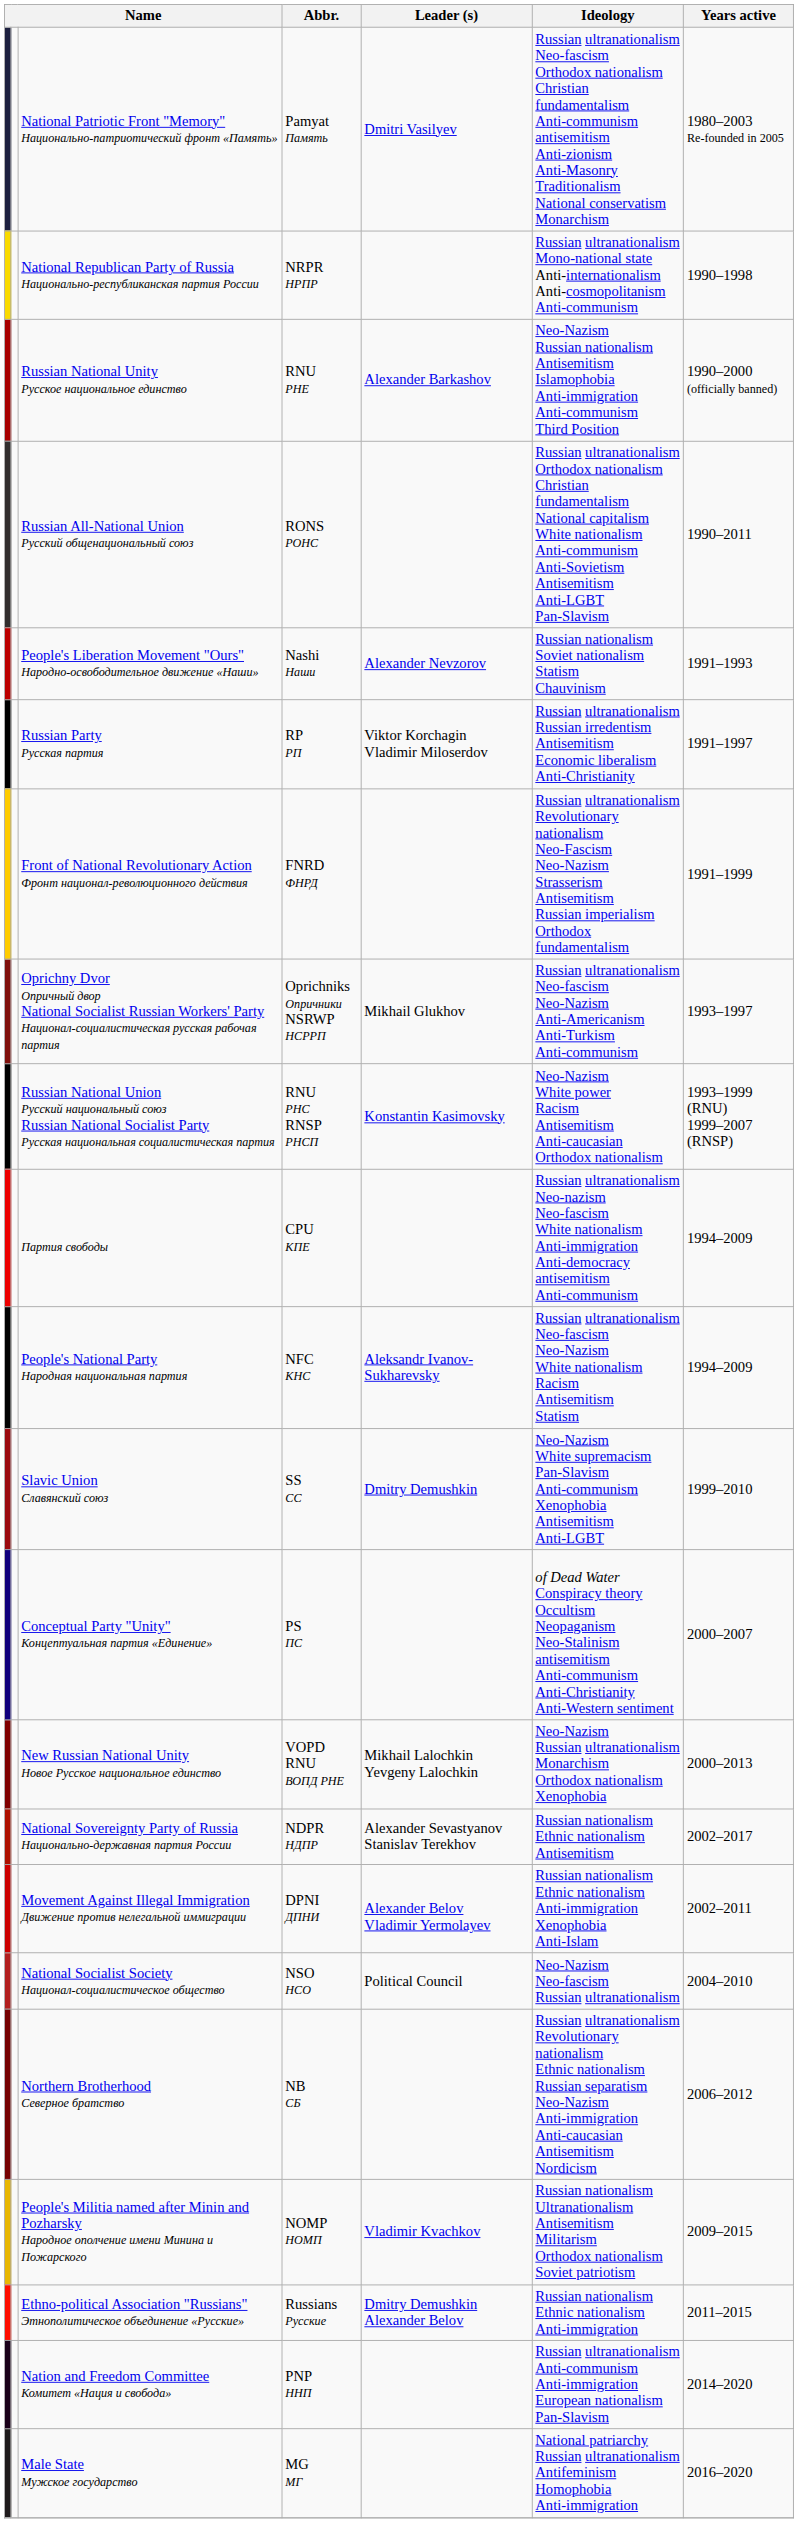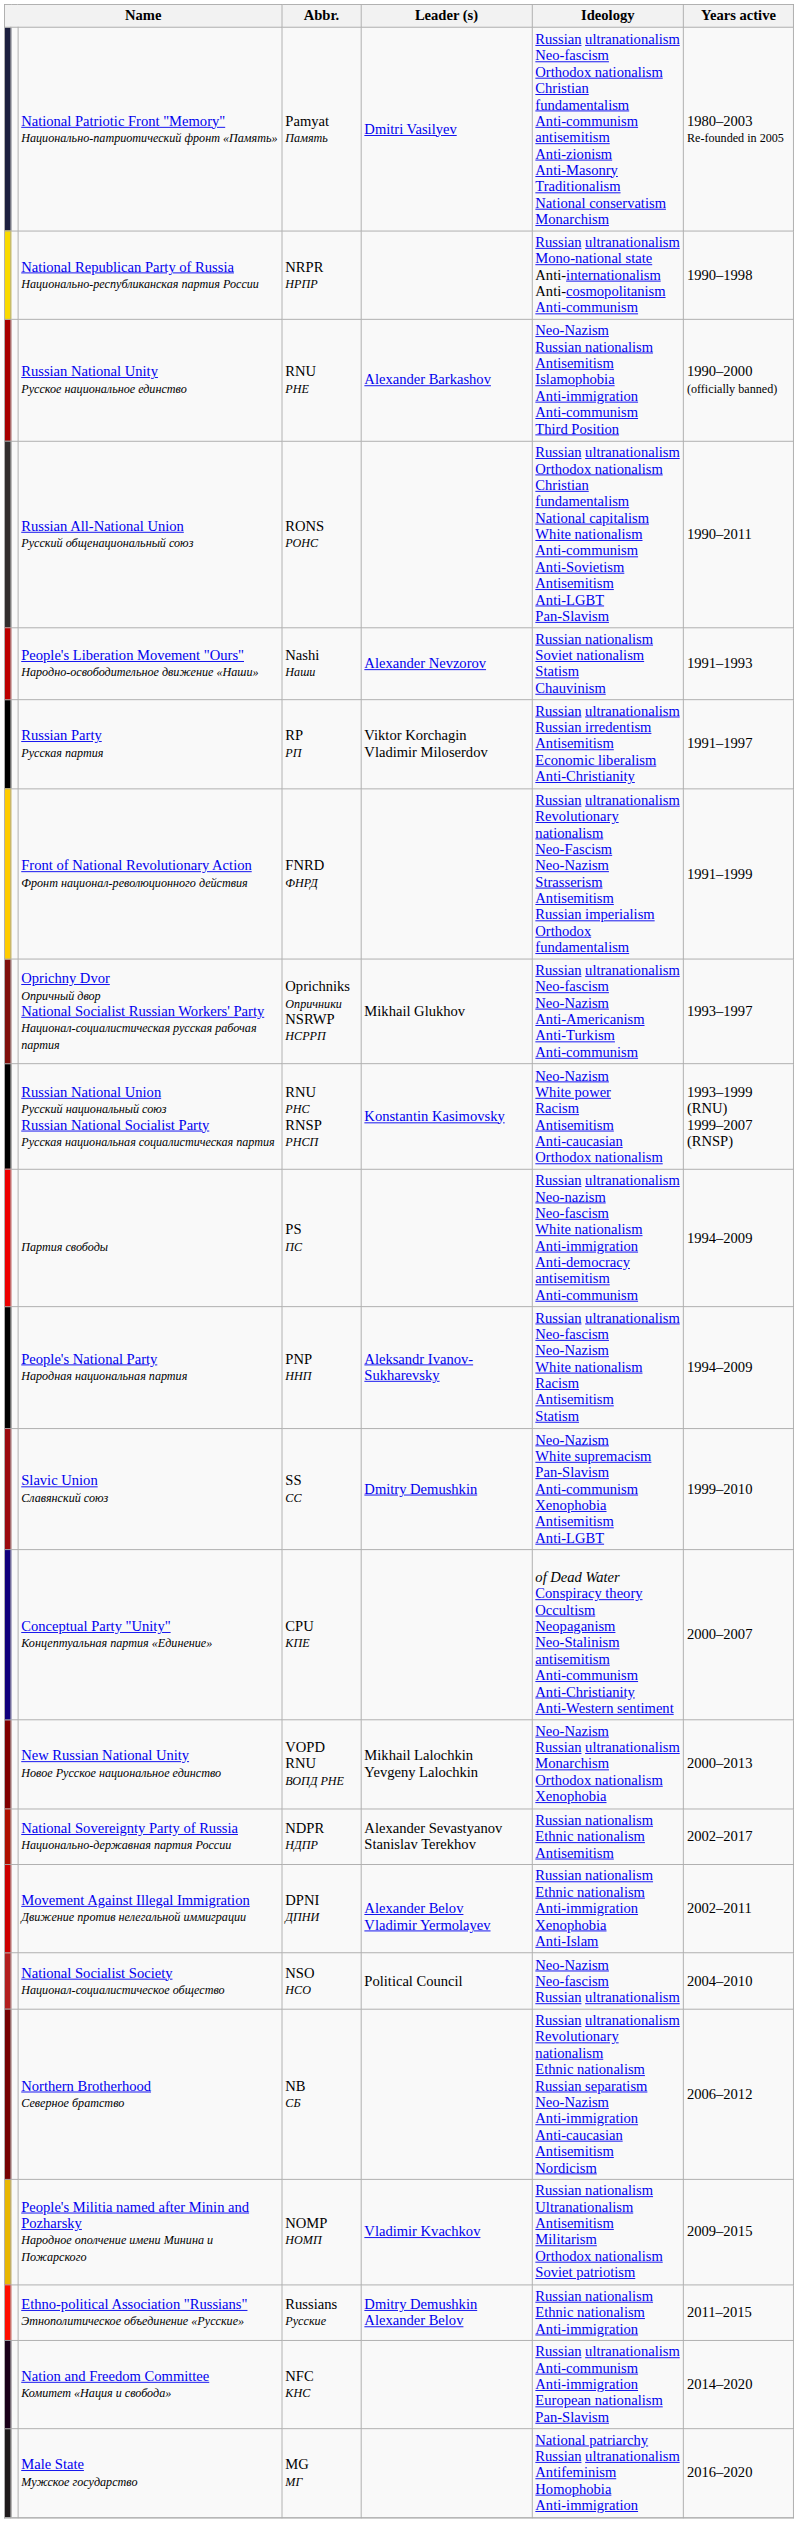(299, 1237) CPU КПЕ -> (294, 1237) PS ПС
(299, 1367) NFC КНС -> (299, 1367) PNP ННП
(294, 1634) PS ПС -> (299, 1634) CPU КПЕ
(299, 2384) PNP ННП -> (299, 2384) NFC КНС
